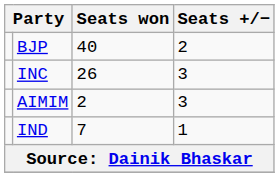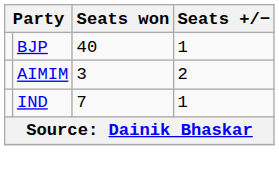(183, 47) 2 -> (183, 47) 1
- row: (32, 75)
(82, 103) 2 -> (82, 75) 3
(183, 103) 3 -> (183, 75) 2
